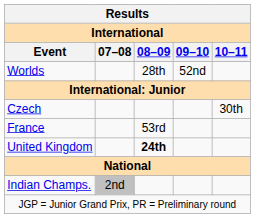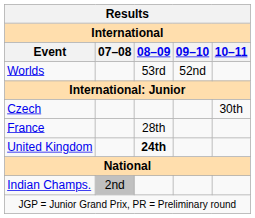(154, 71) 28th -> (154, 71) 53rd
(154, 128) 53rd -> (154, 128) 28th
